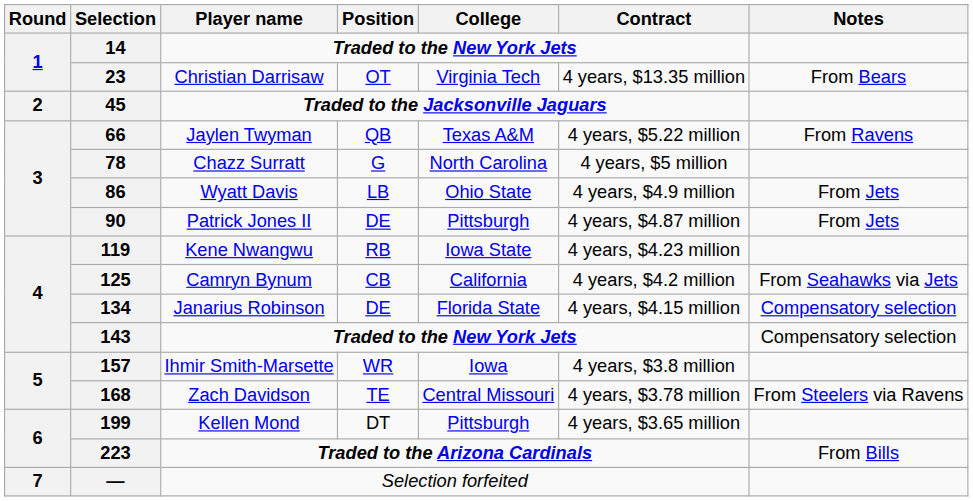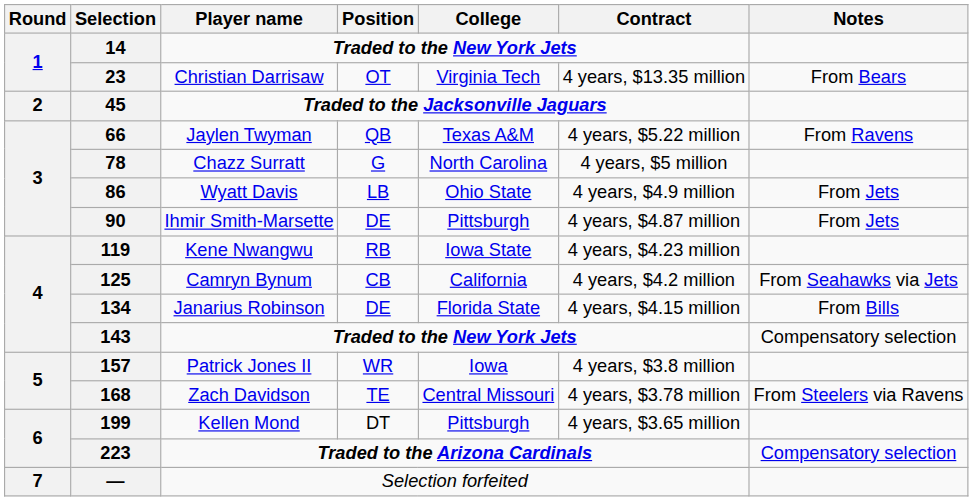(249, 221) Patrick Jones II -> (249, 221) Ihmir Smith-Marsette
(858, 308) Compensatory selection -> (858, 308) From Bills
(249, 366) Ihmir Smith-Marsette -> (249, 366) Patrick Jones II
(858, 452) From Bills -> (858, 452) Compensatory selection
